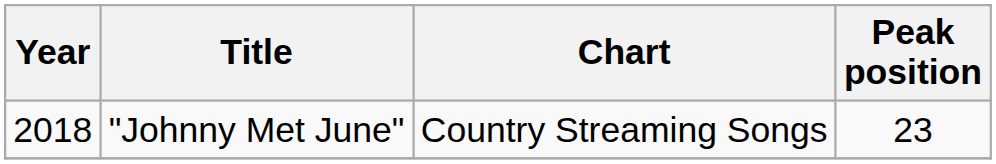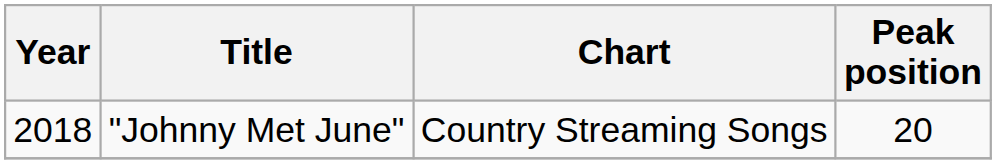(913, 128) 23 -> (913, 128) 20
